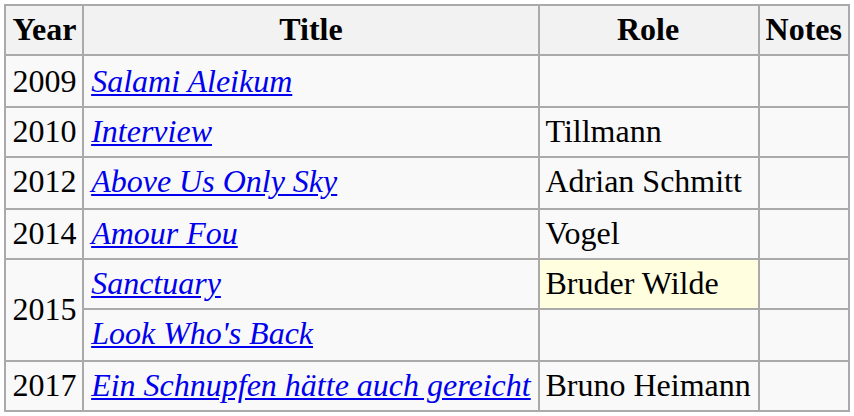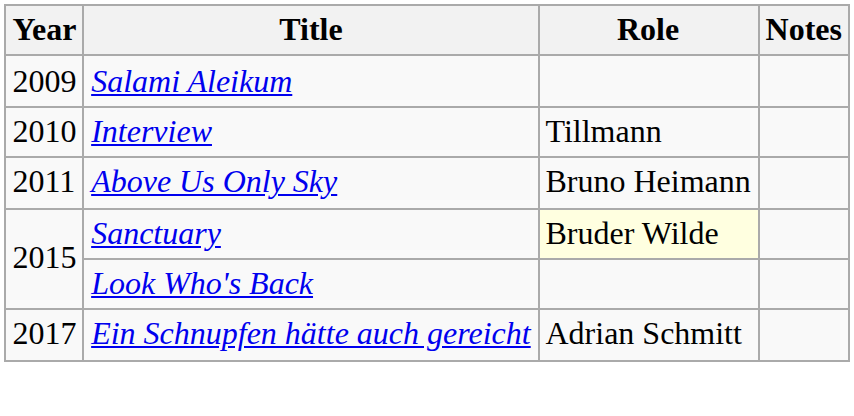(44, 182) 2012 -> (44, 182) 2011
(644, 182) Adrian Schmitt -> (648, 182) Bruno Heimann
- row: (164, 232)
(648, 385) Bruno Heimann -> (644, 334) Adrian Schmitt
